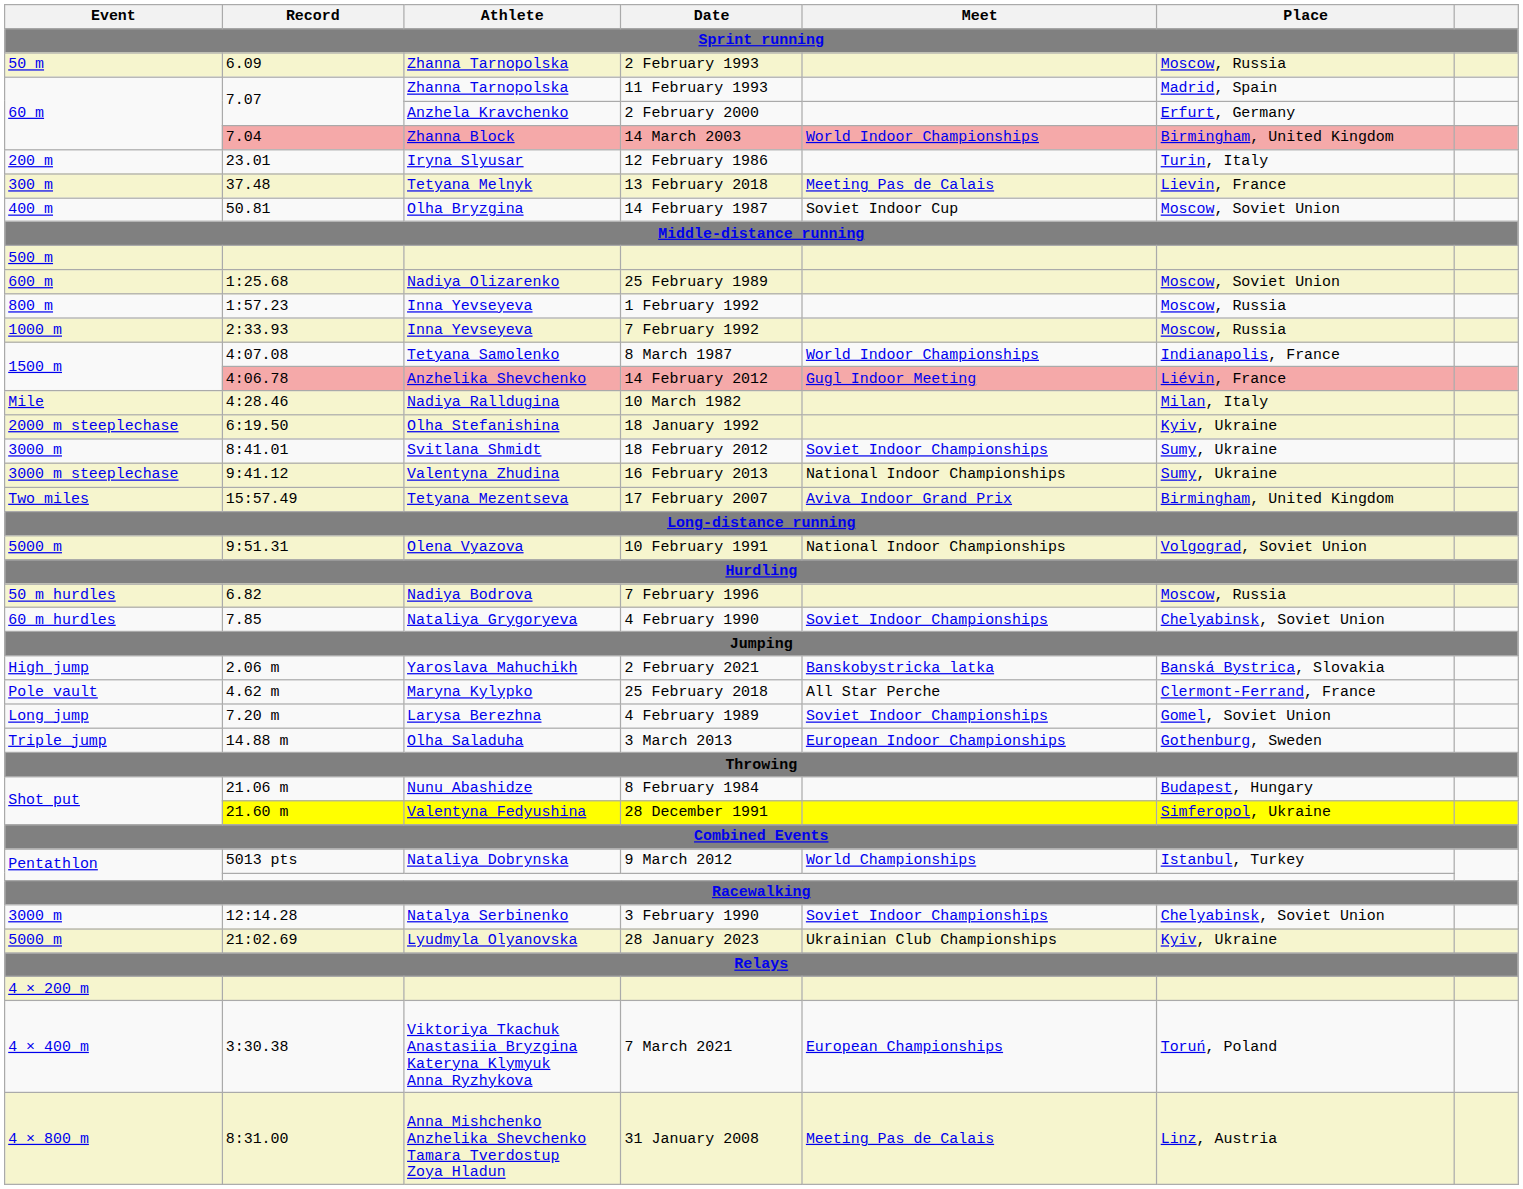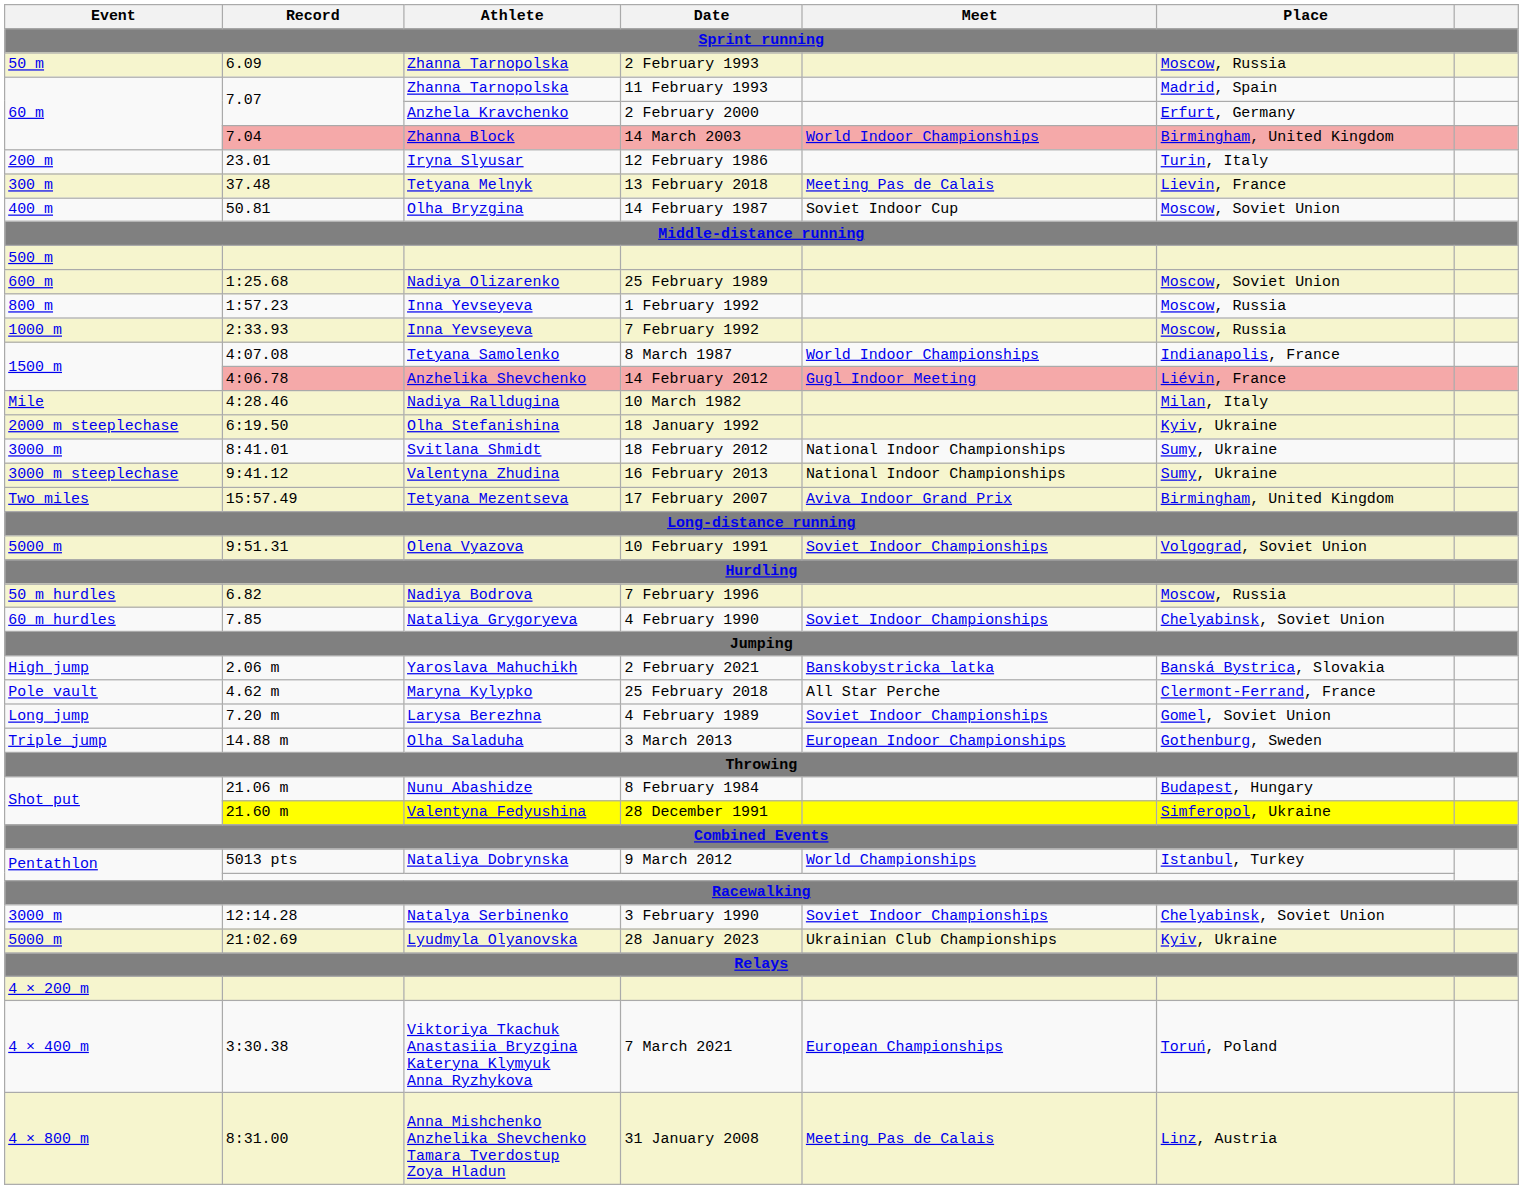(927, 451) Soviet Indoor Championships -> (936, 451) National Indoor Championships
(936, 548) National Indoor Championships -> (927, 548) Soviet Indoor Championships
